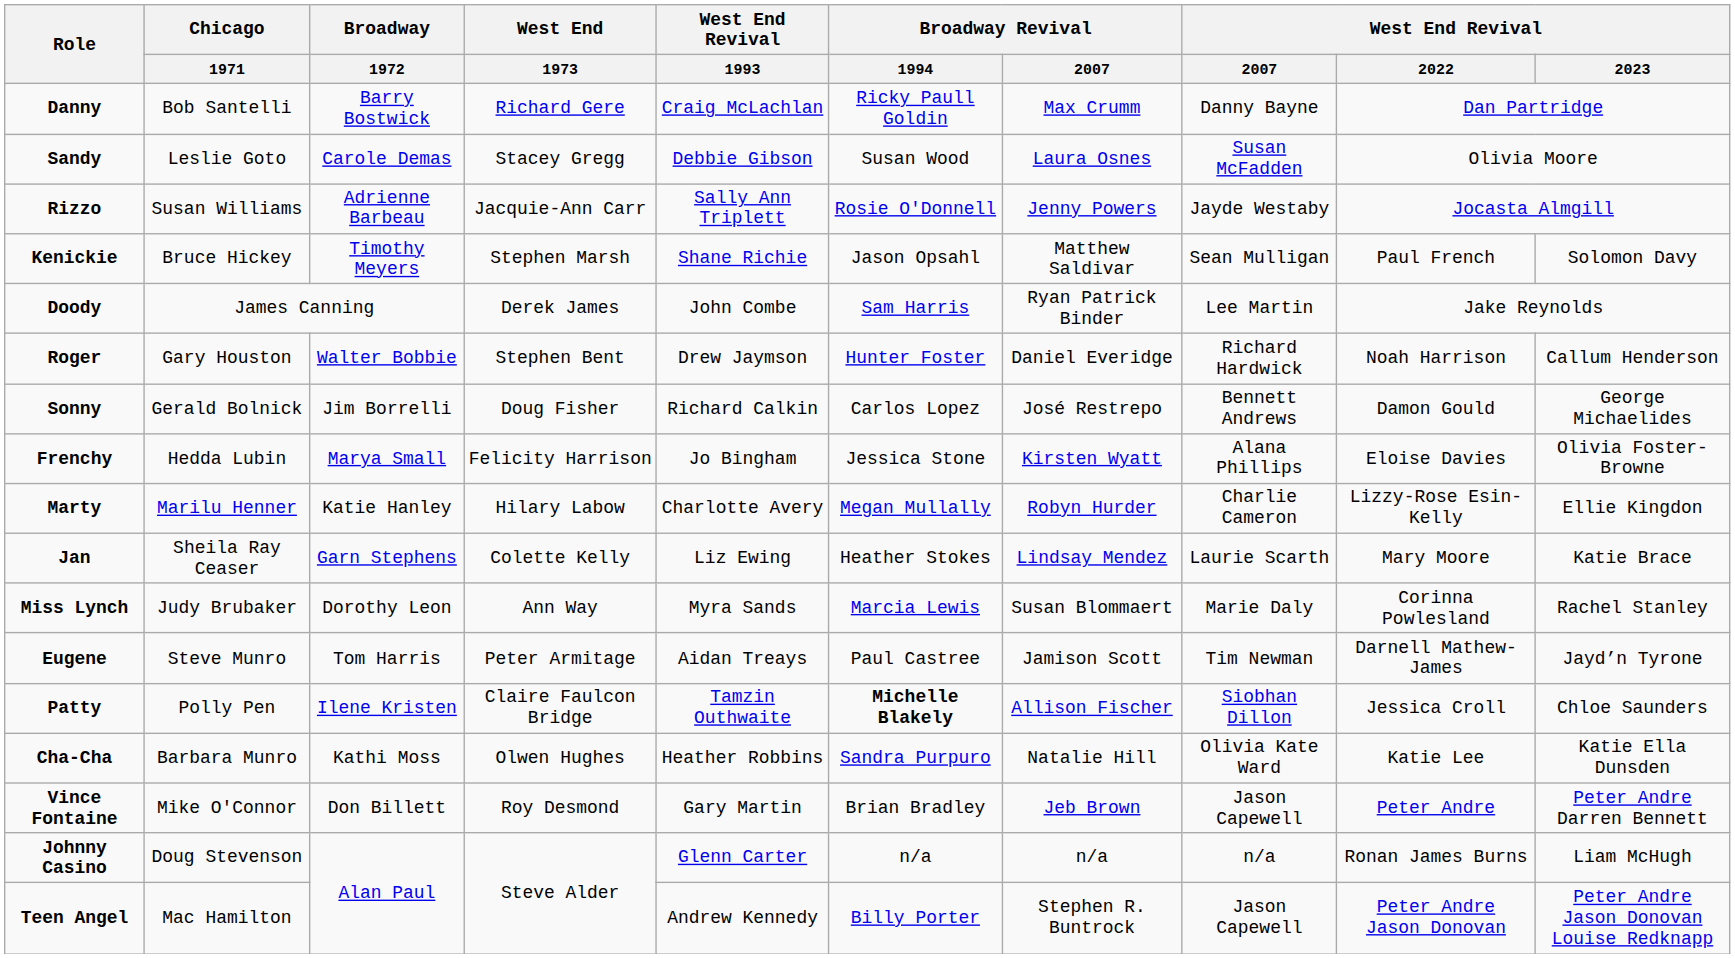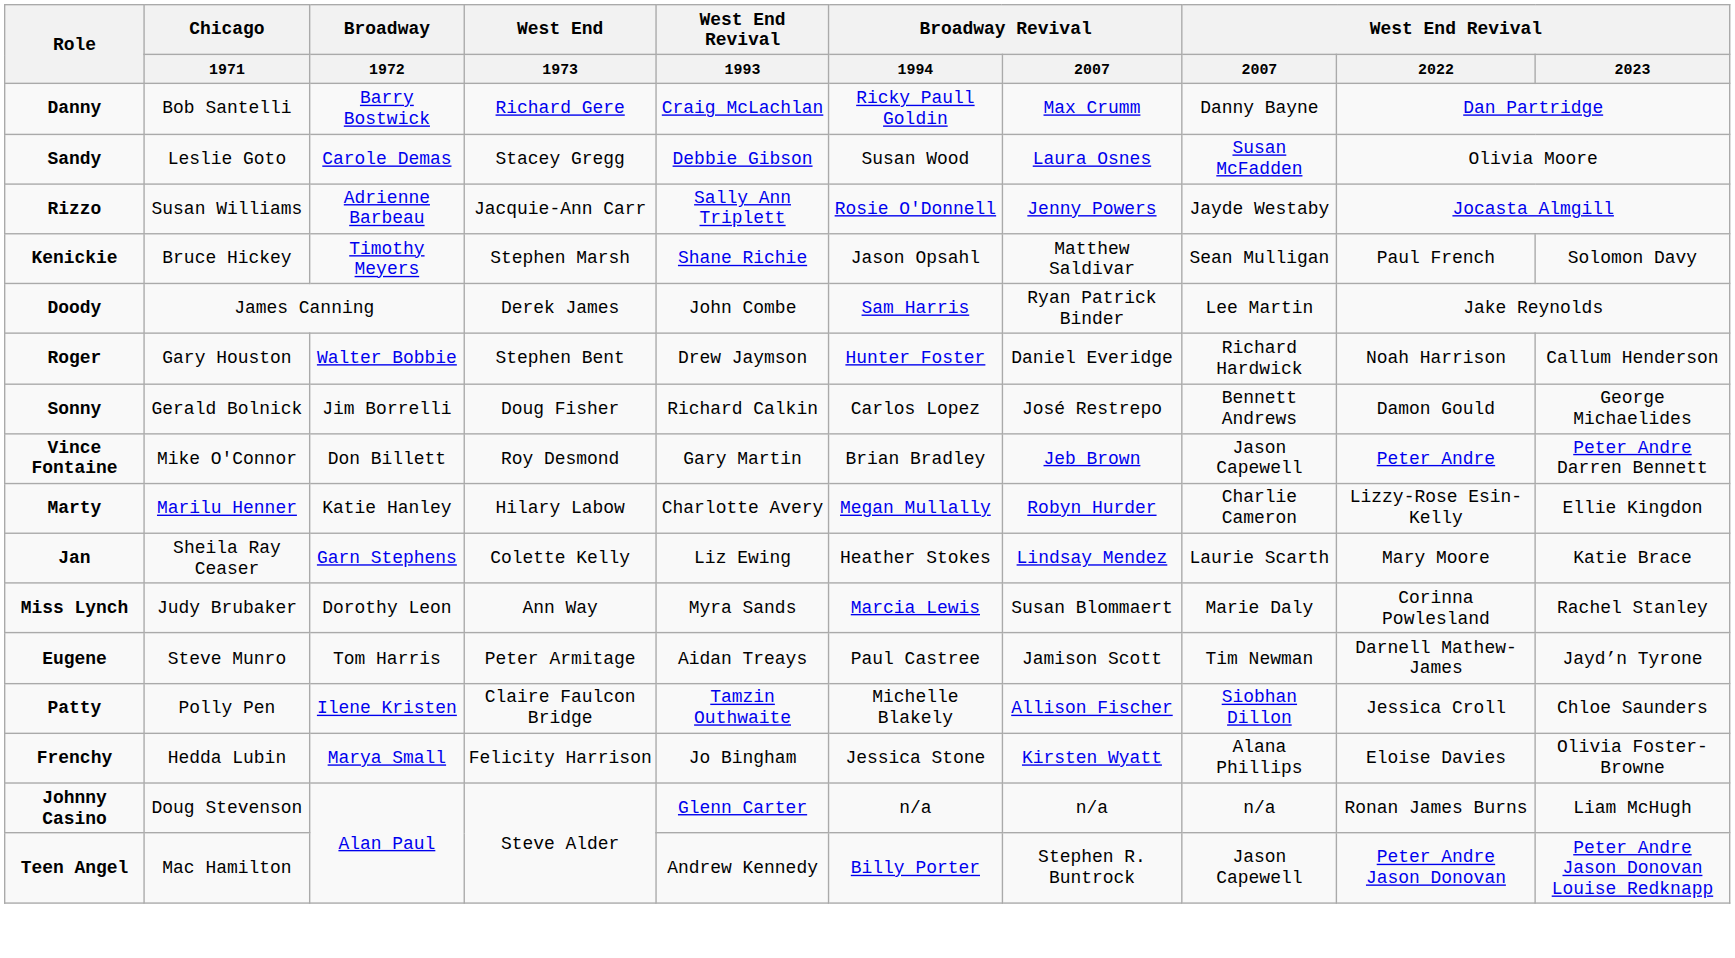rows swapped: (74, 458) <-> (74, 808)
(915, 708) bold -> (915, 708) normal
- row: (74, 758)
